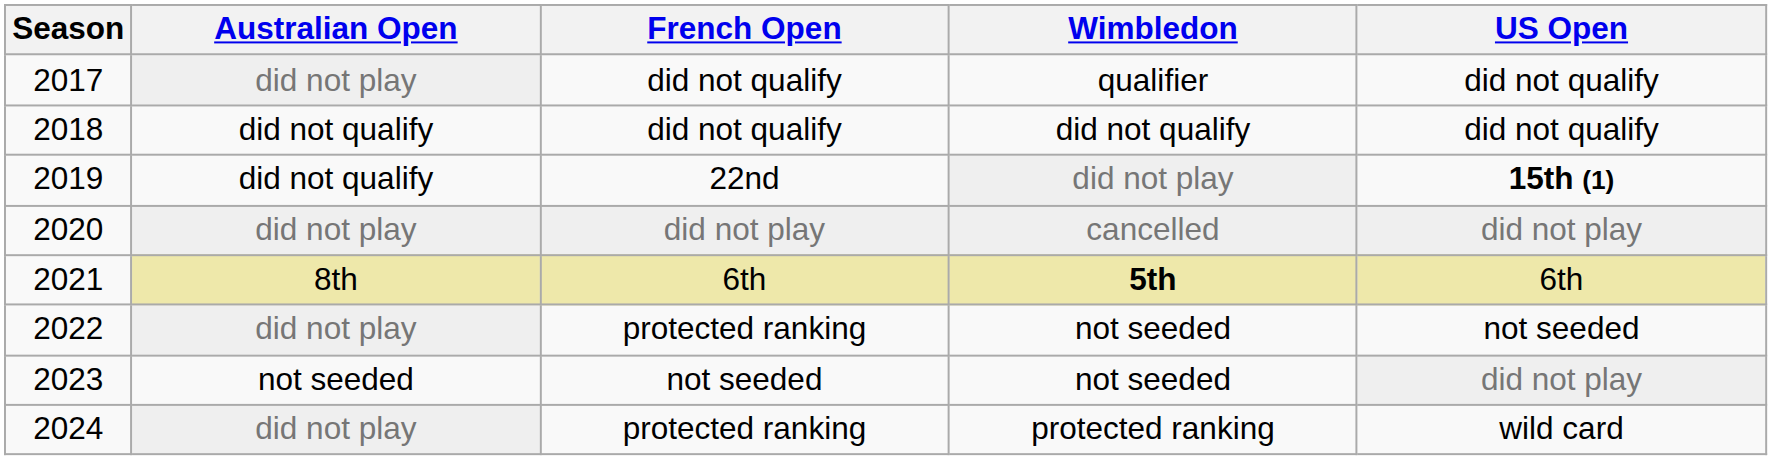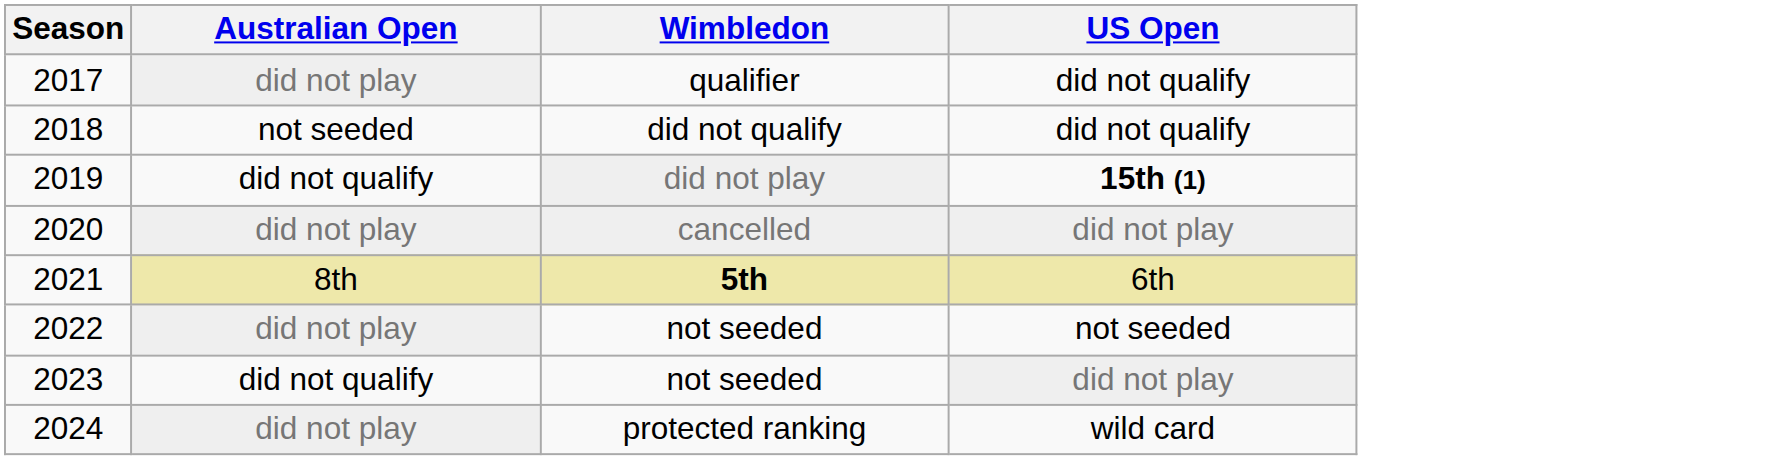- column: (744, 29)
(336, 129) did not qualify -> (336, 129) not seeded
(336, 379) not seeded -> (336, 379) did not qualify
